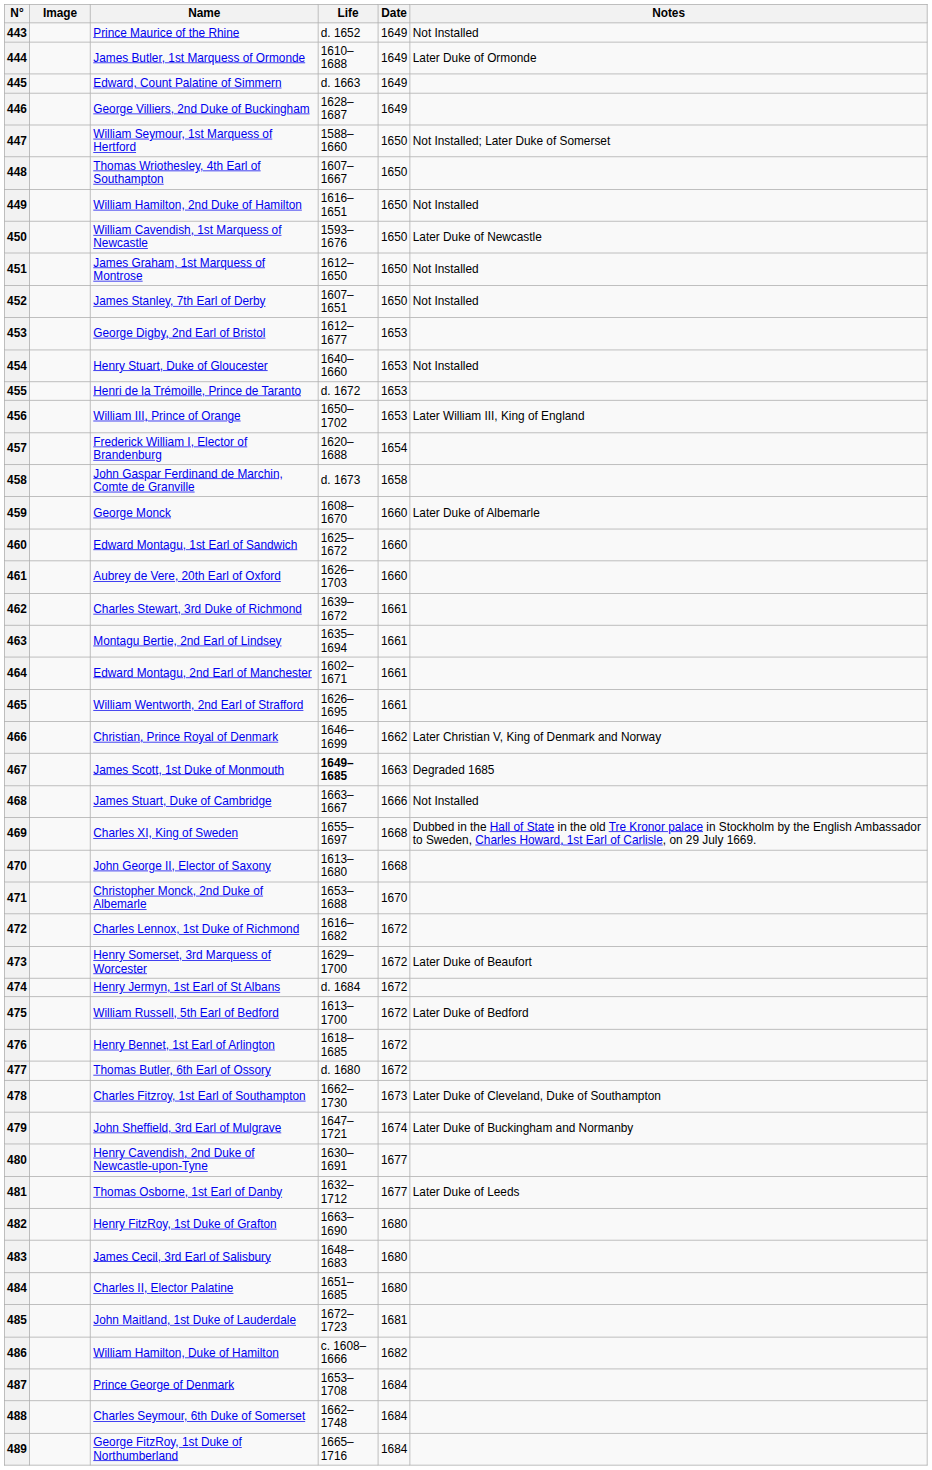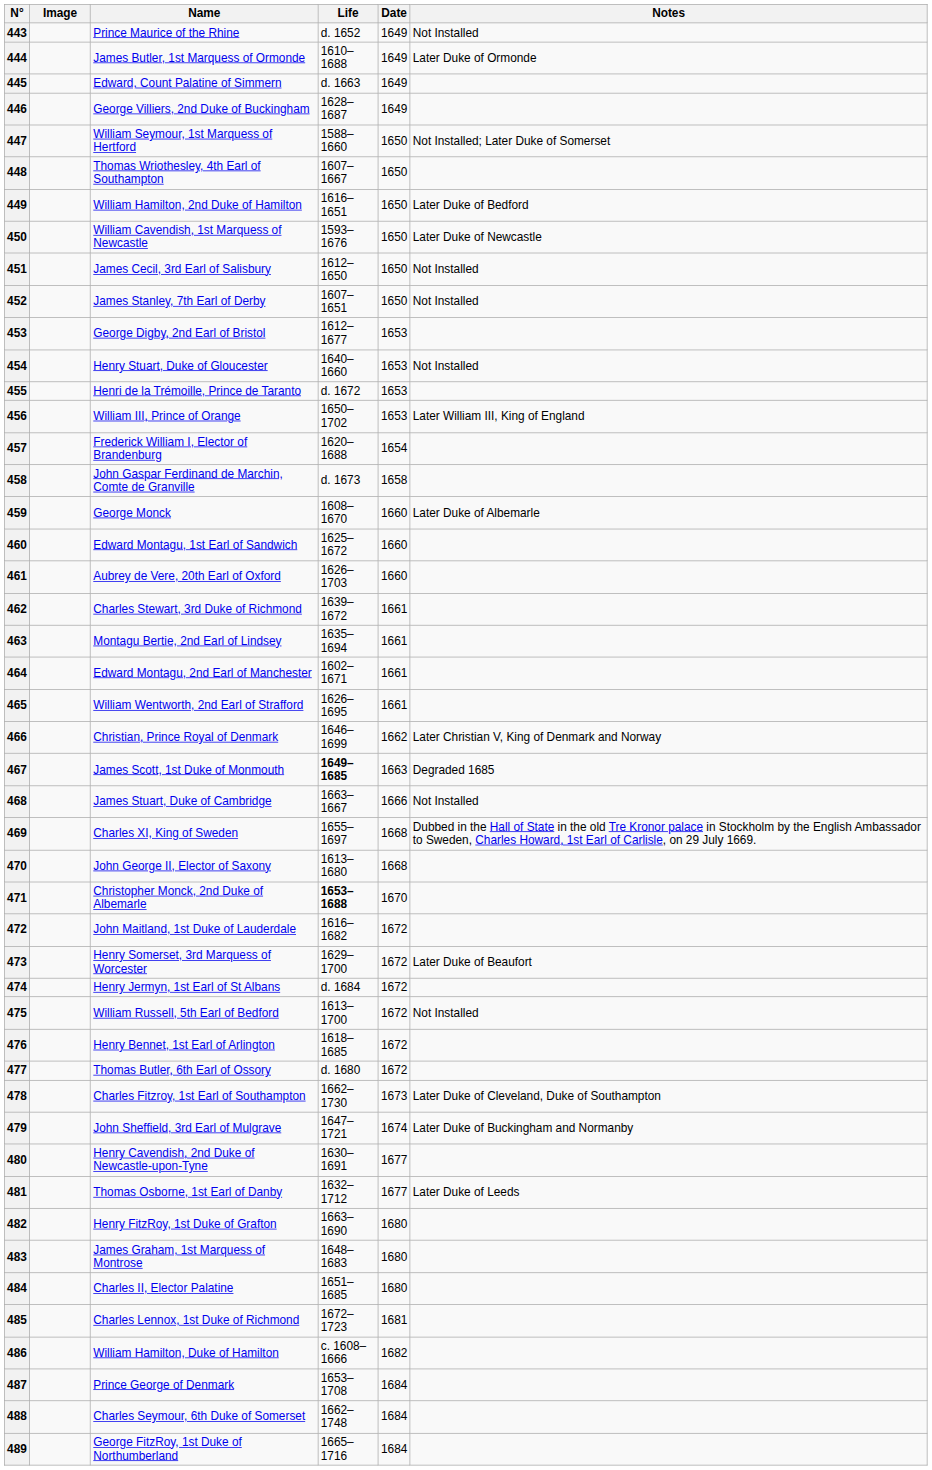(446, 205) Not Installed -> (471, 205) Later Duke of Bedford
(179, 269) James Graham, 1st Marquess of Montrose -> (182, 269) James Cecil, 3rd Earl of Salisbury
(337, 898) normal -> (337, 898) bold
(196, 930) Charles Lennox, 1st Duke of Richmond -> (195, 930) John Maitland, 1st Duke of Lauderdale
(471, 1013) Later Duke of Bedford -> (446, 1013) Not Installed
(182, 1256) James Cecil, 3rd Earl of Salisbury -> (179, 1256) James Graham, 1st Marquess of Montrose
(195, 1320) John Maitland, 1st Duke of Lauderdale -> (196, 1320) Charles Lennox, 1st Duke of Richmond
